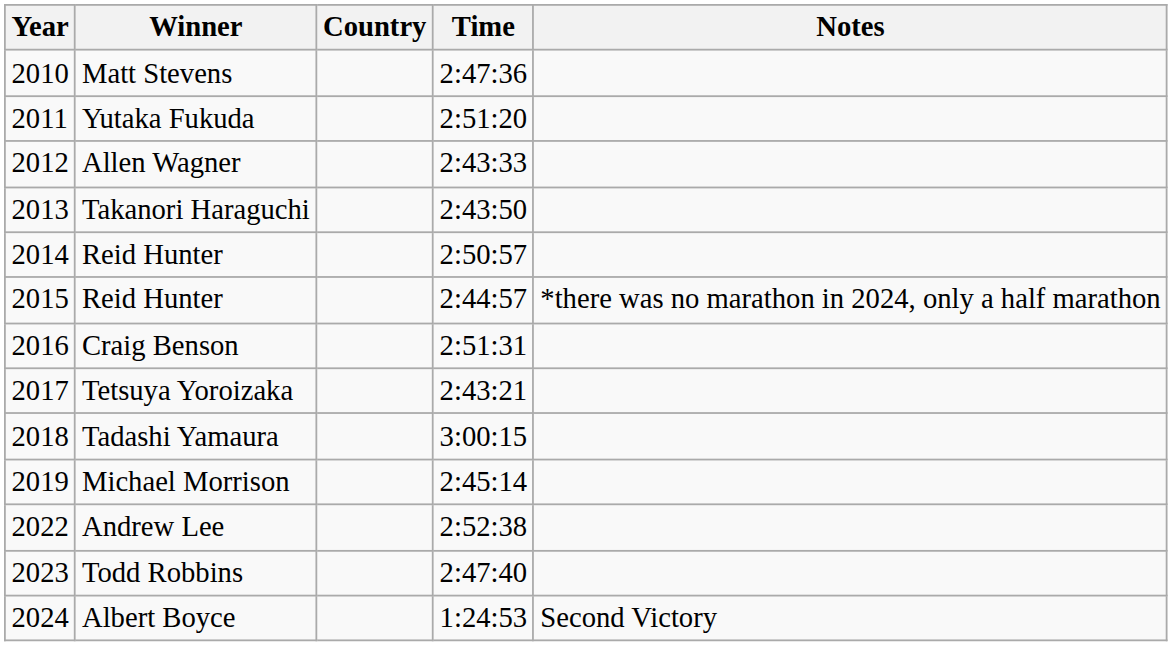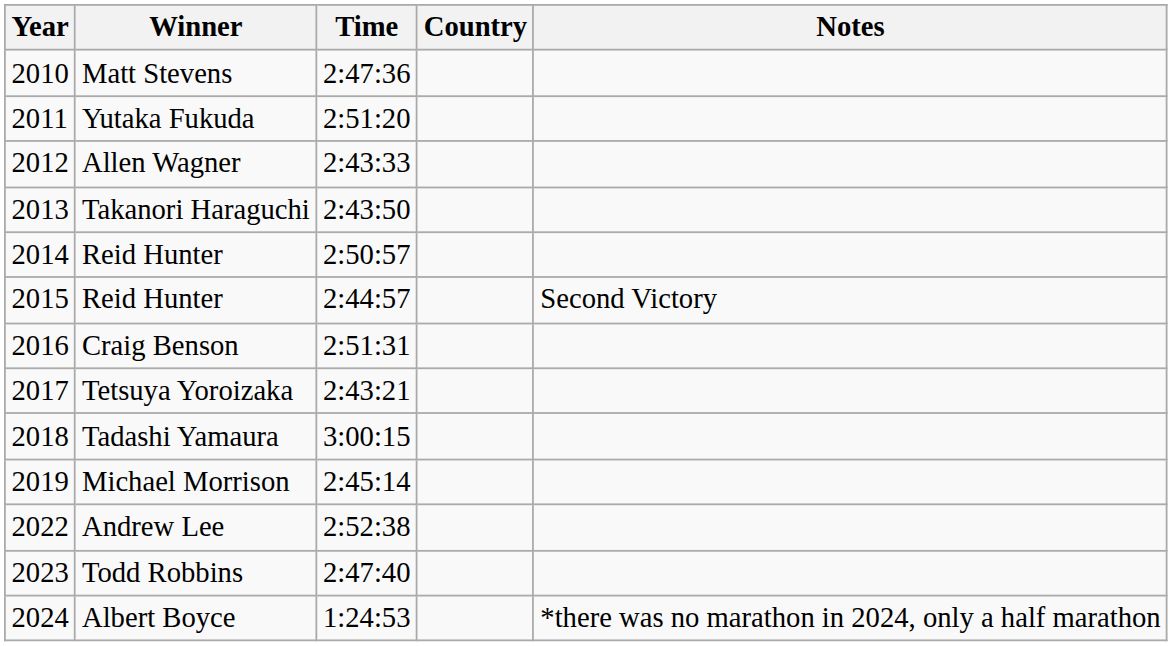columns swapped: (375, 27) <-> (483, 27)
(851, 299) *there was no marathon in 2024, only a half marathon -> (629, 299) Second Victory
(629, 617) Second Victory -> (851, 617) *there was no marathon in 2024, only a half marathon
